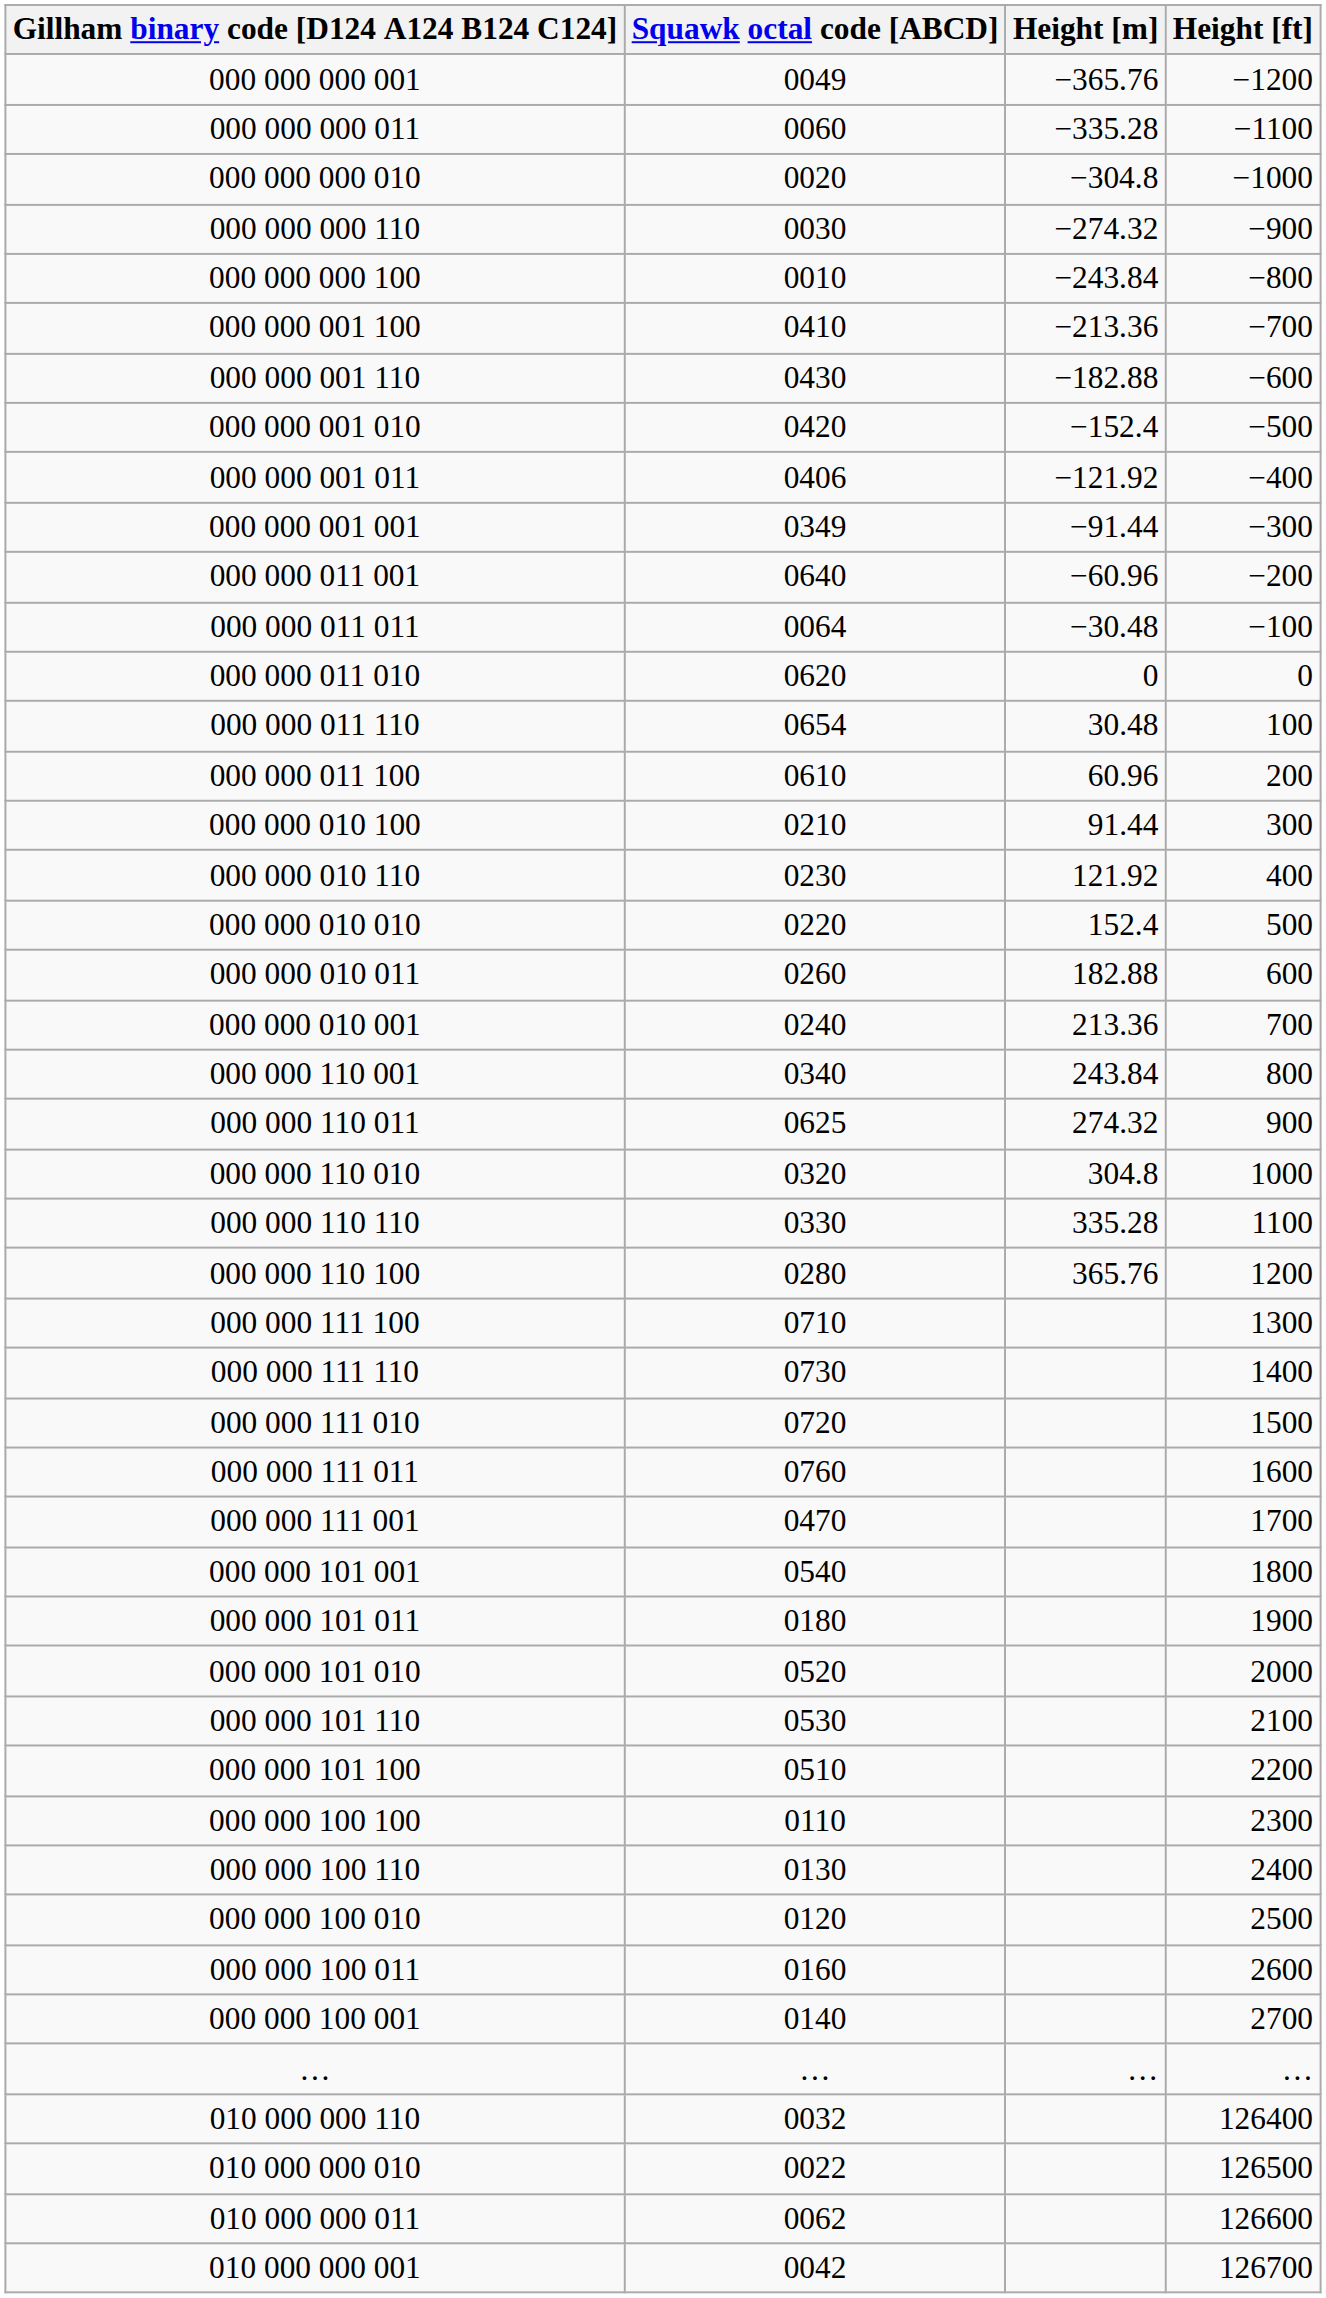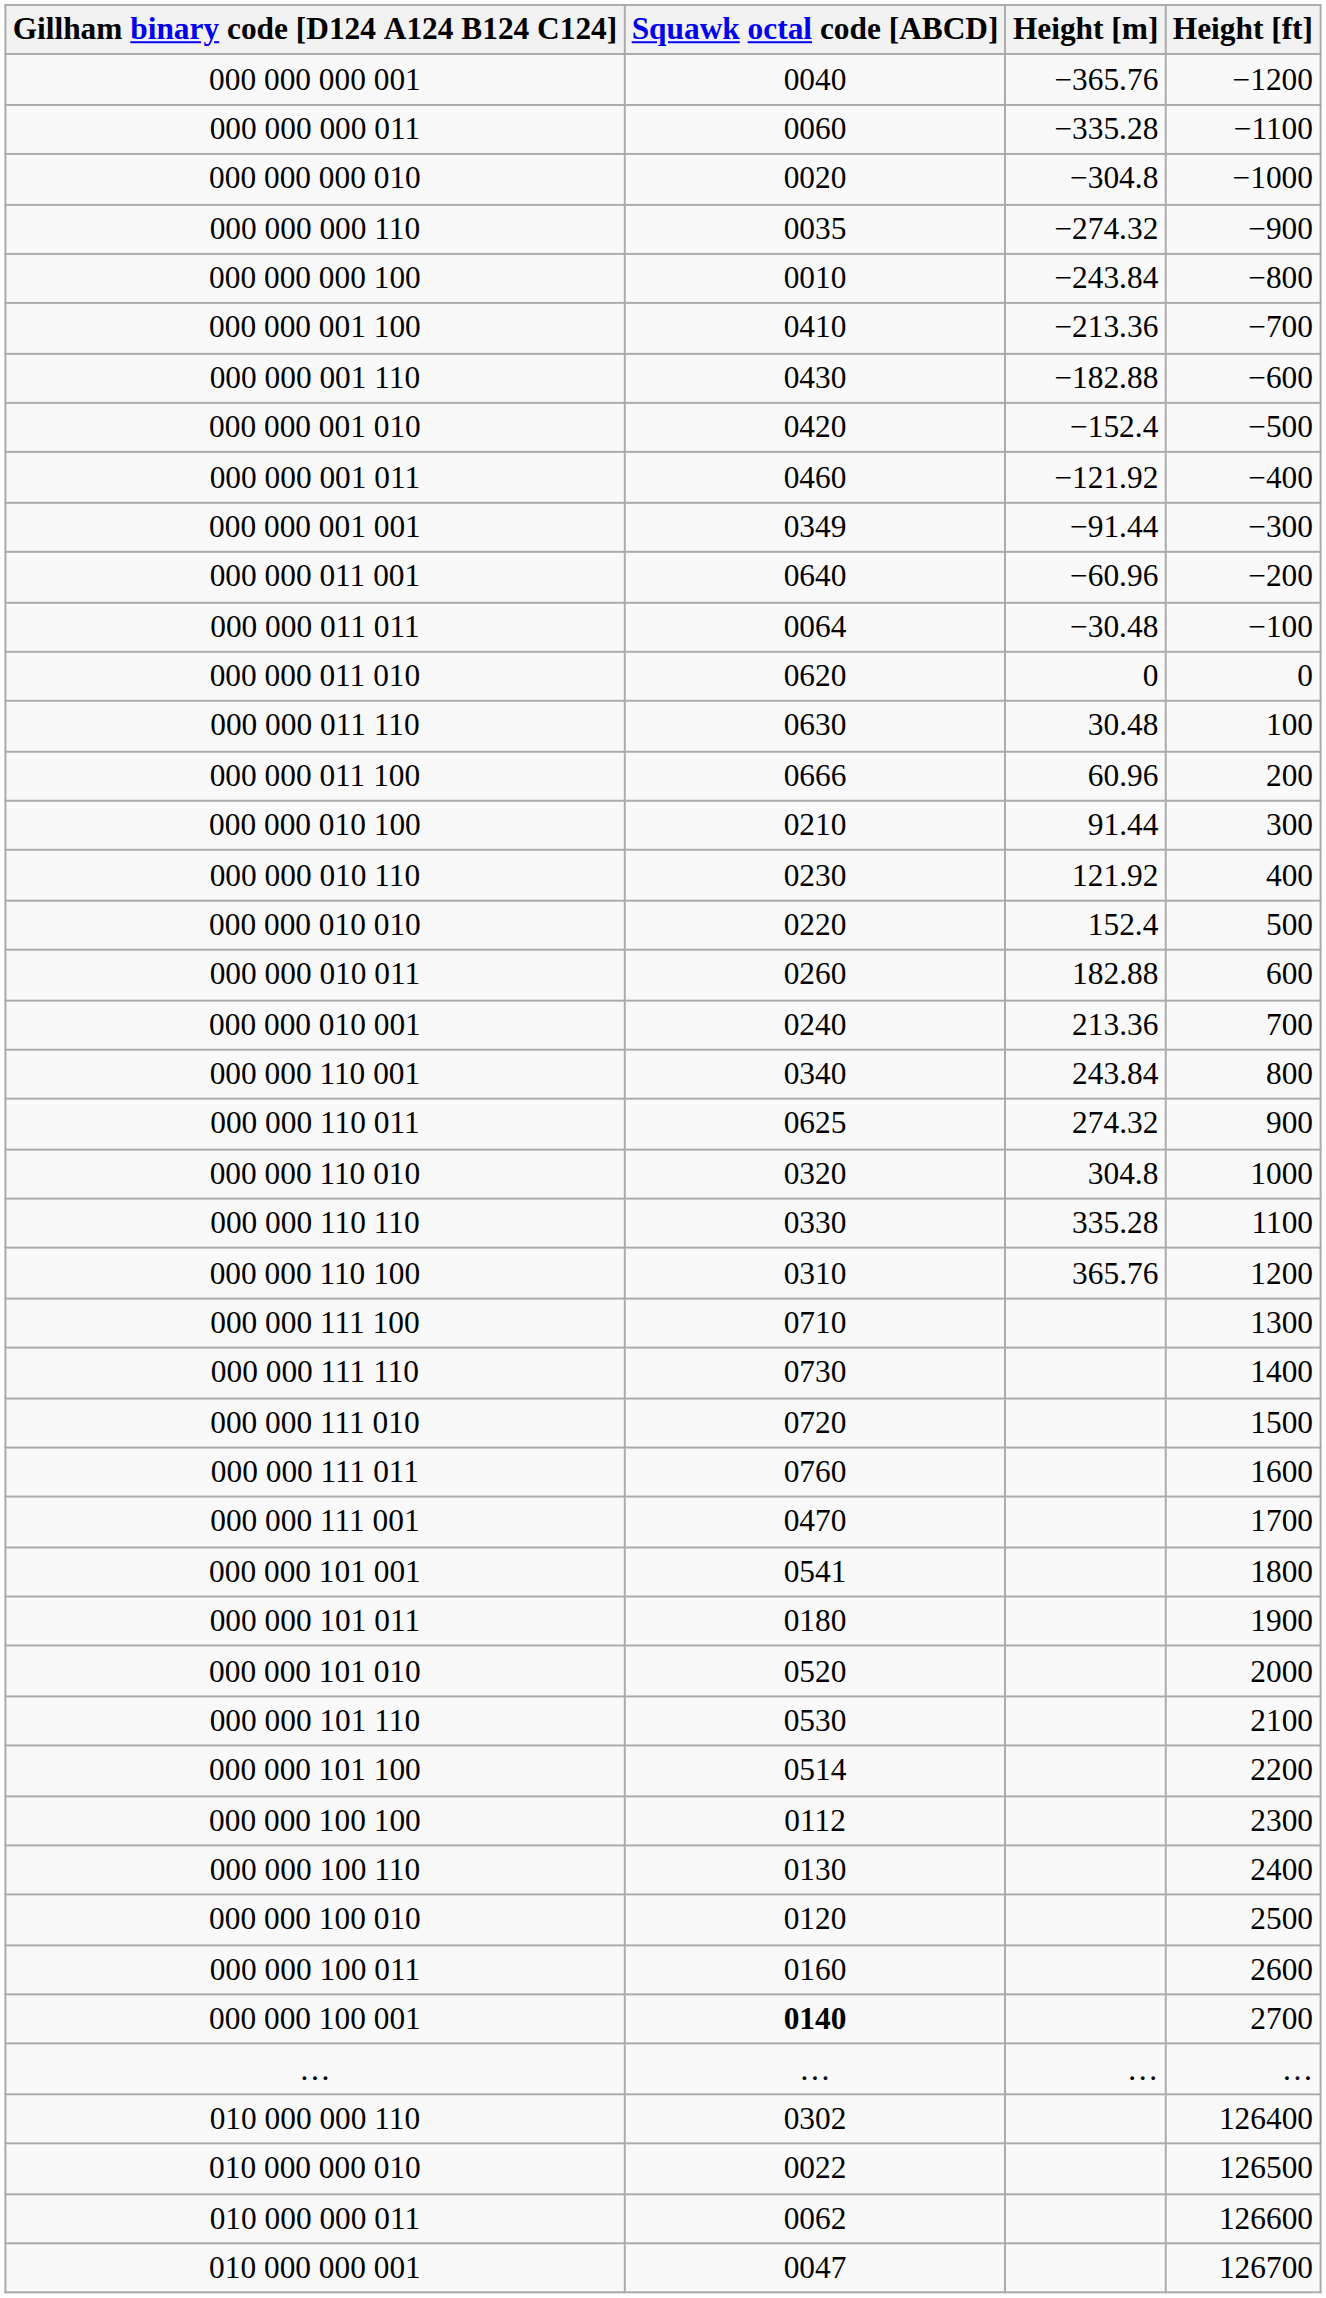(815, 79) 0049 -> (815, 79) 0040
(815, 228) 0030 -> (815, 228) 0035
(815, 476) 0406 -> (815, 476) 0460
(815, 725) 0654 -> (815, 725) 0630
(815, 775) 0610 -> (815, 775) 0666
(815, 1272) 0280 -> (815, 1272) 0310
(815, 1571) 0540 -> (815, 1571) 0541
(815, 1770) 0510 -> (815, 1770) 0514
(815, 1819) 0110 -> (815, 1819) 0112
(815, 2018) normal -> (815, 2018) bold
(815, 2118) 0032 -> (815, 2118) 0302
(815, 2267) 0042 -> (815, 2267) 0047
